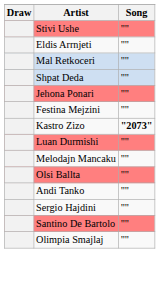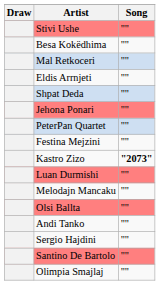+ row: (71, 45)
rows swapped: (65, 61) <-> (64, 45)
+ row: (71, 126)
